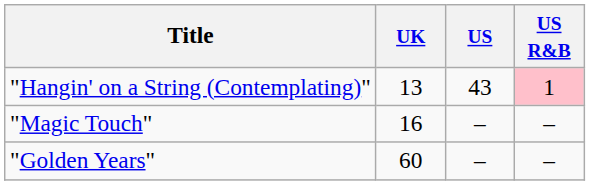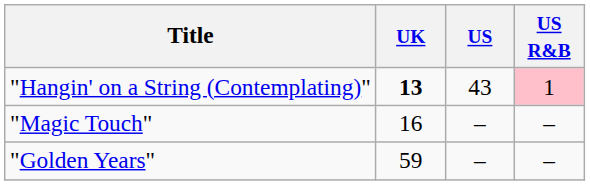(411, 86) normal -> (411, 86) bold
(411, 160) 60 -> (411, 160) 59
